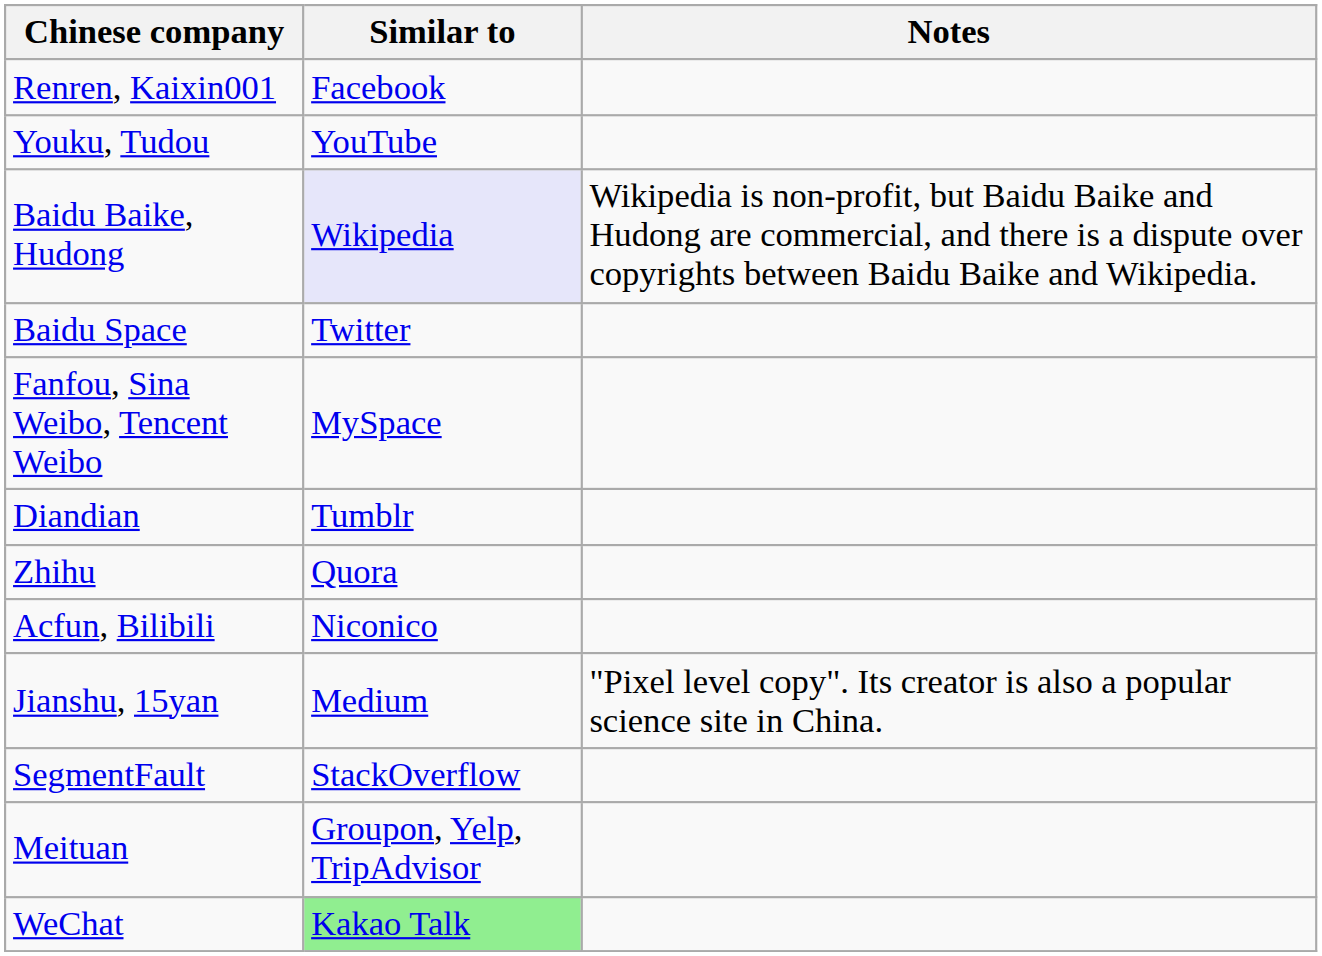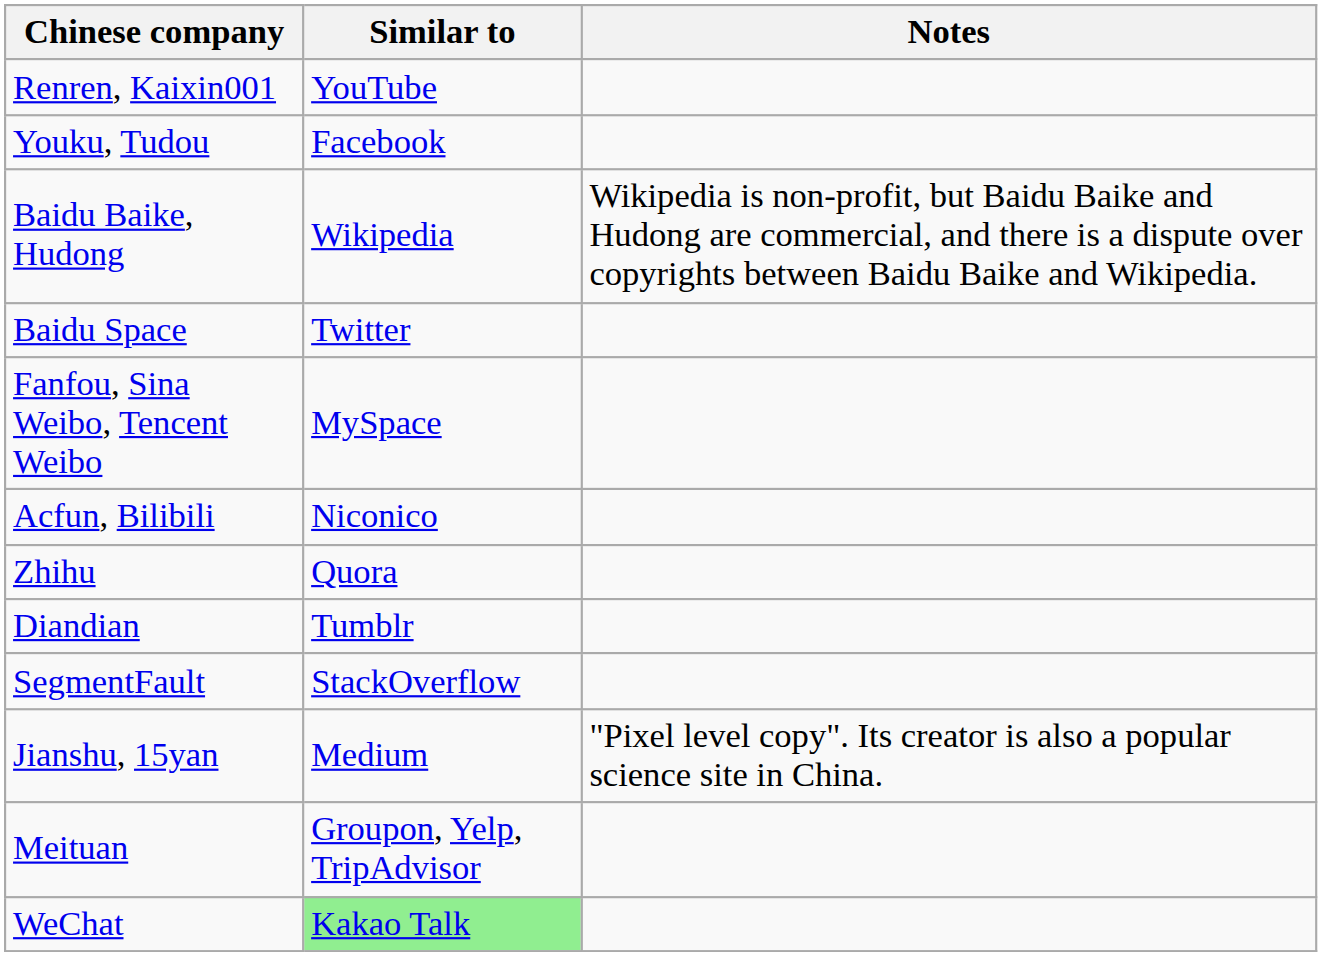(378, 86) Facebook -> (374, 86) YouTube
(374, 141) YouTube -> (378, 141) Facebook
(382, 235) lavender background -> (382, 235) no background
rows swapped: (76, 516) <-> (114, 625)
rows swapped: (116, 700) <-> (109, 774)
